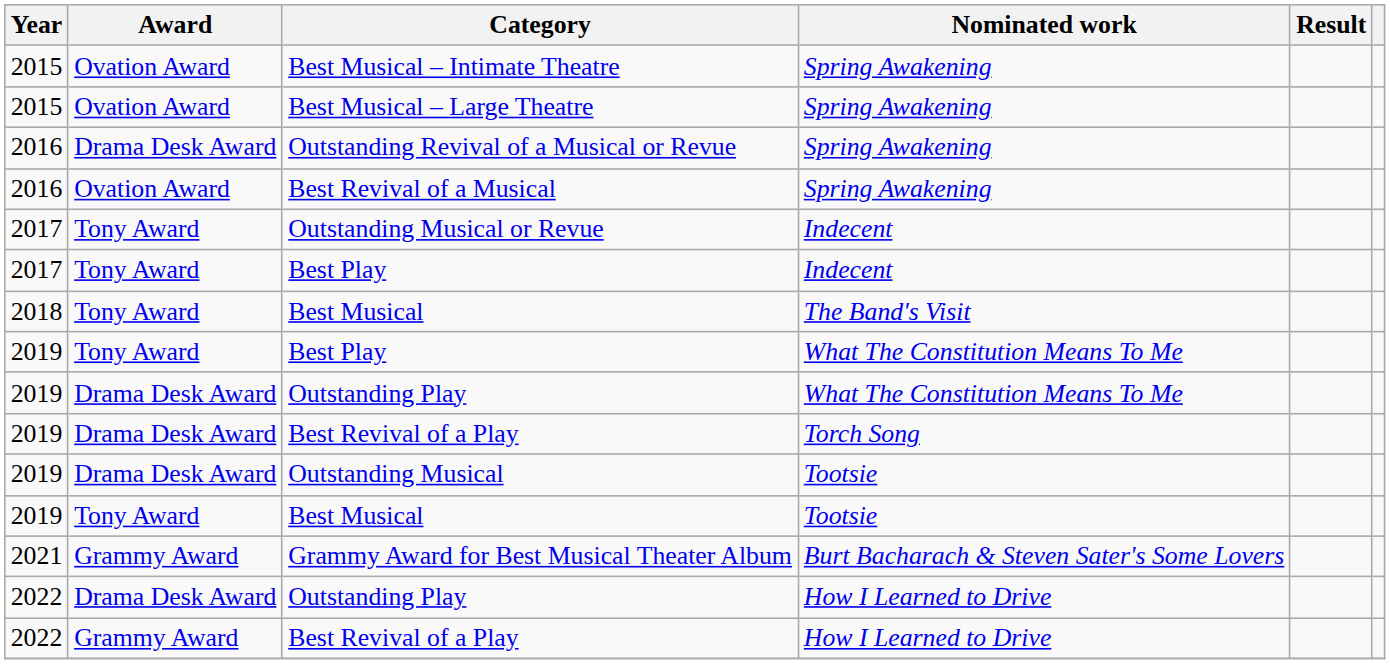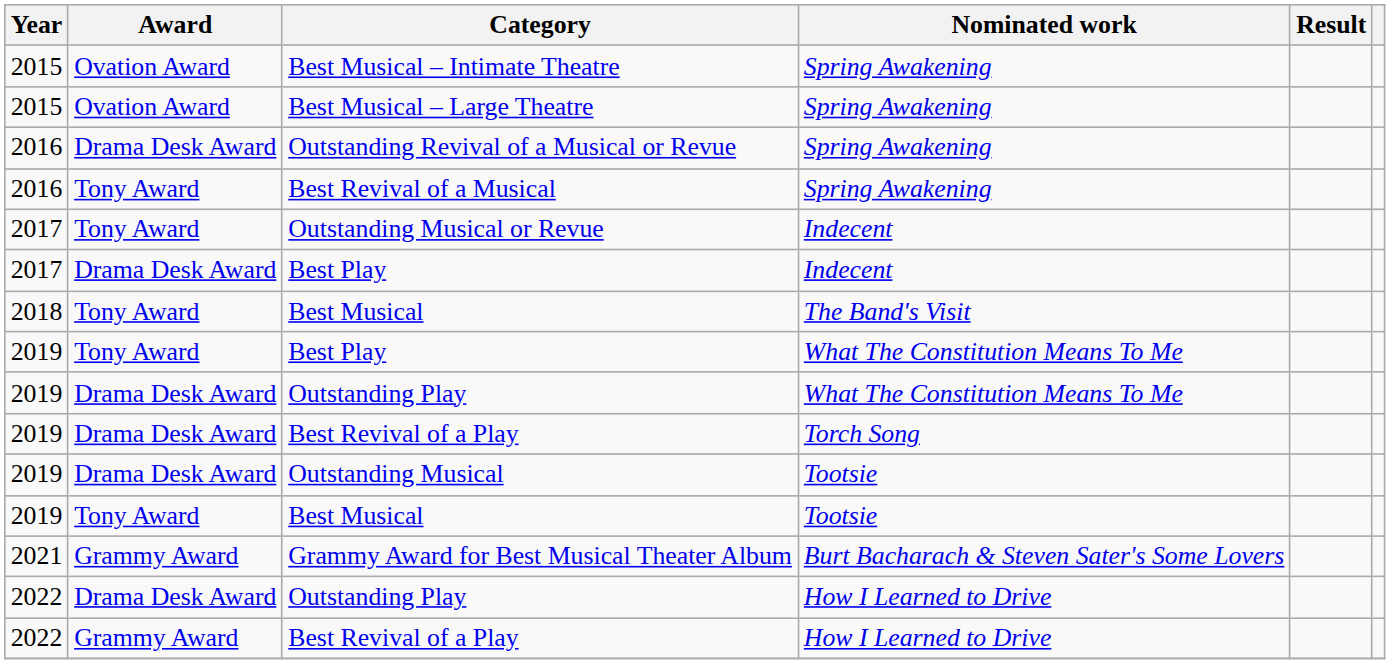(152, 188) Ovation Award -> (137, 188) Tony Award
(137, 270) Tony Award -> (175, 270) Drama Desk Award
